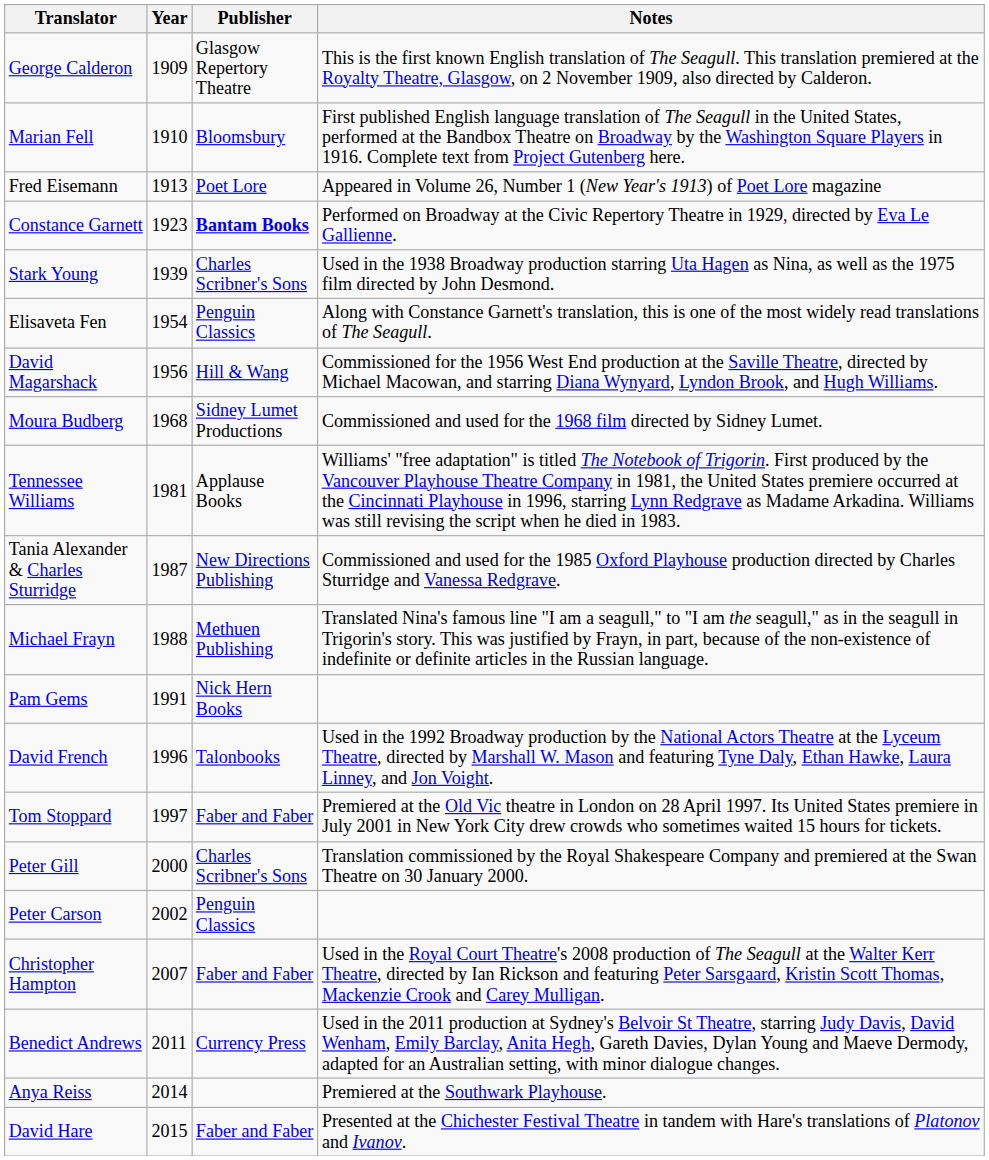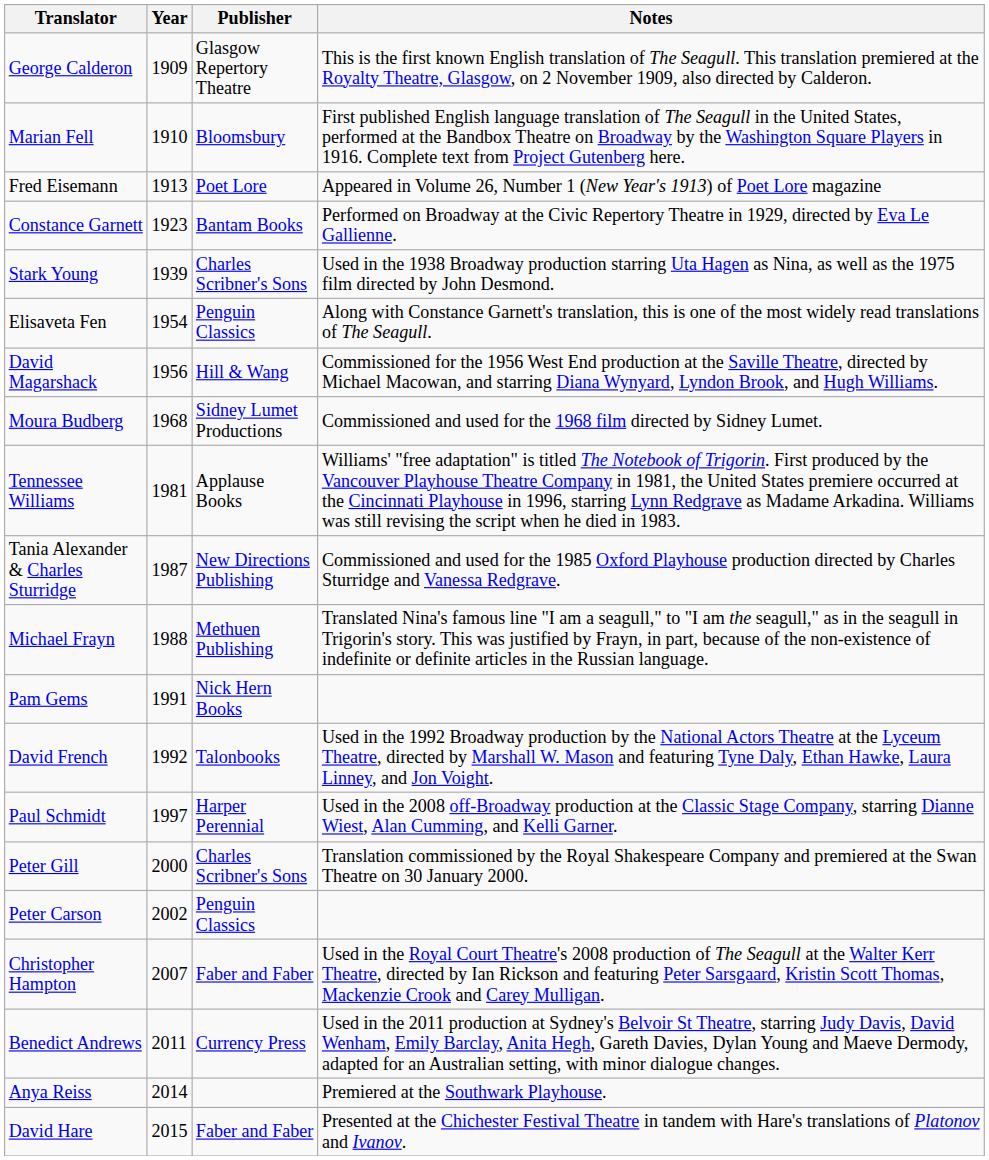(252, 225) bold -> (249, 225) normal
(169, 757) 1996 -> (169, 757) 1992
+ row: (57, 816)
- row: (60, 816)
